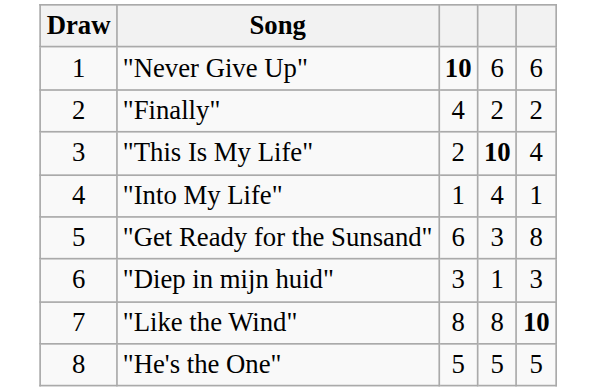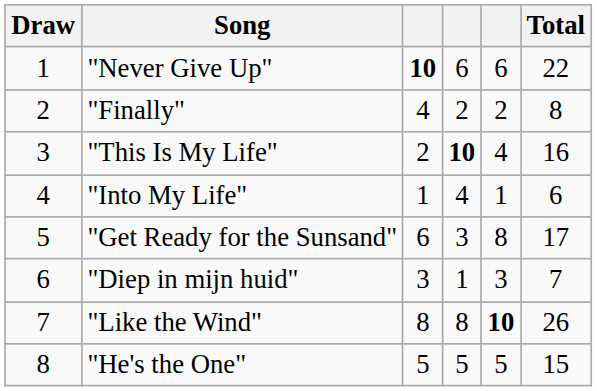+ column: (556, 25)
